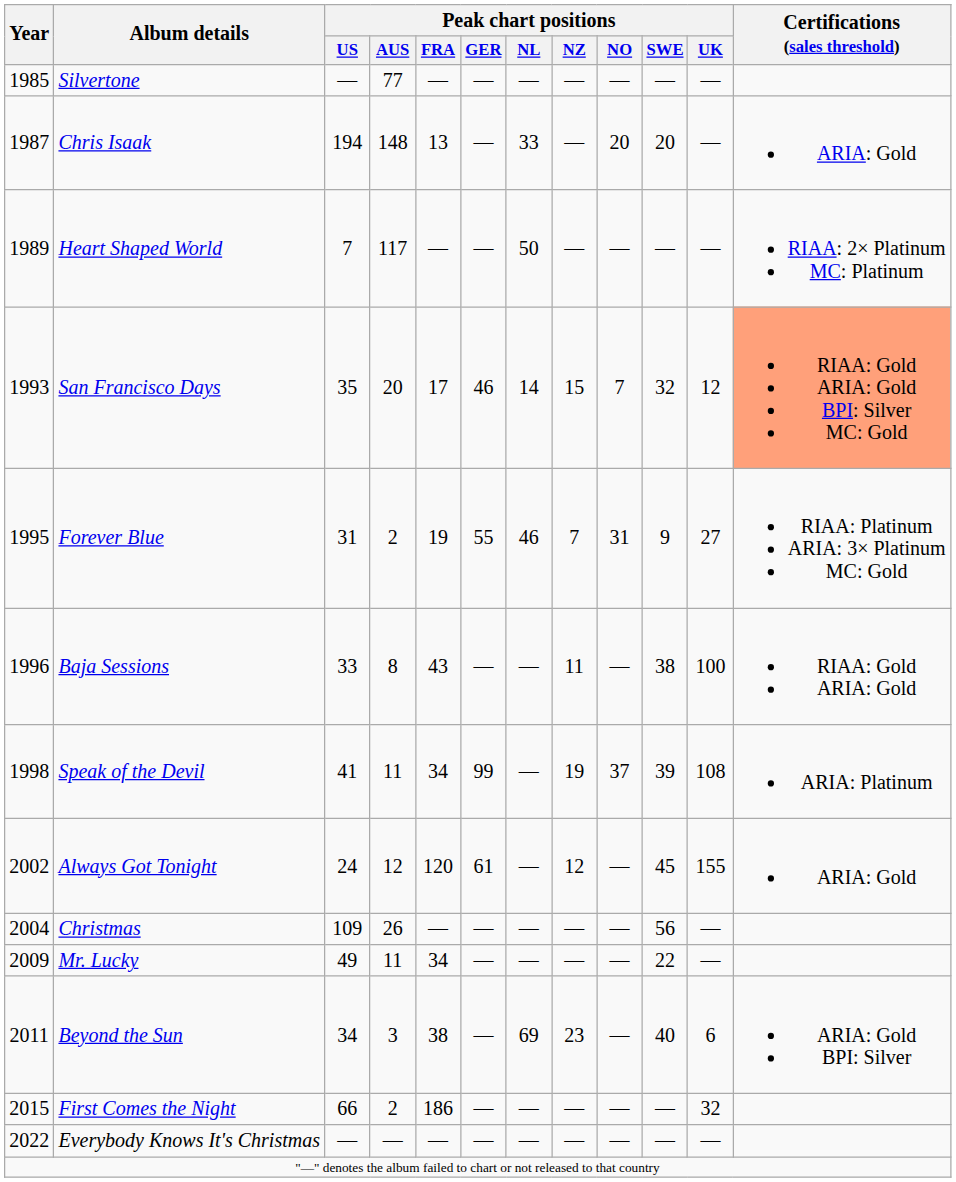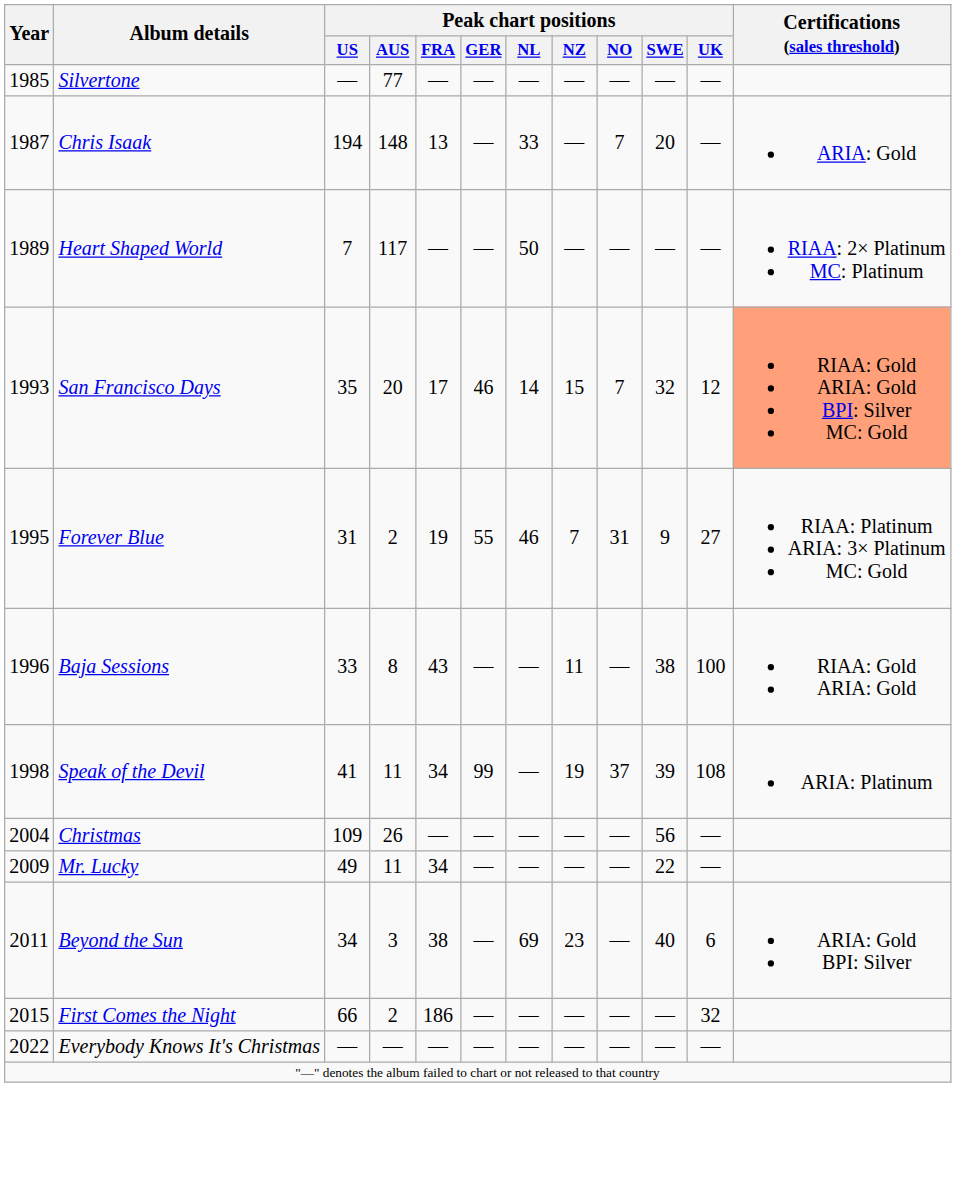(620, 142) 20 -> (620, 142) 7
- row: (138, 865)
